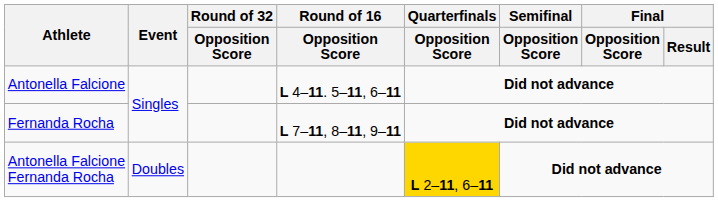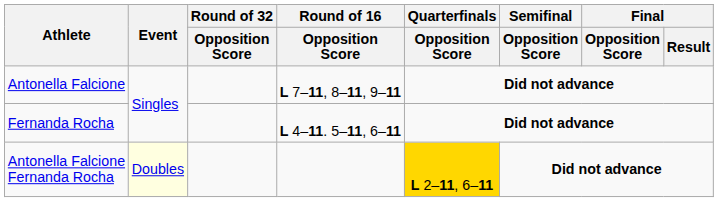(340, 93) L 4–11. 5–11, 6–11 -> (340, 93) L 7–11, 8–11, 9–11
(340, 131) L 7–11, 8–11, 9–11 -> (340, 131) L 4–11. 5–11, 6–11
(158, 170) no background -> (158, 170) lightyellow background
